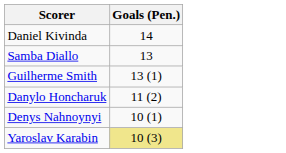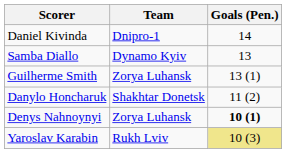+ column: (159, 14)
(146, 117) normal -> (245, 117) bold
